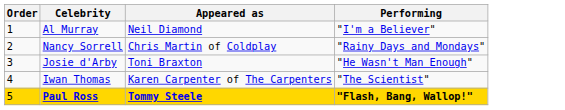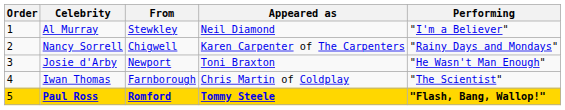+ column: (162, 13)
(202, 46) Chris Martin of Coldplay -> (303, 46) Karen Carpenter of The Carpenters
(230, 80) Karen Carpenter of The Carpenters -> (275, 80) Chris Martin of Coldplay
